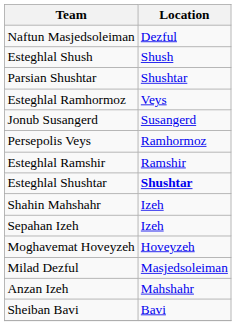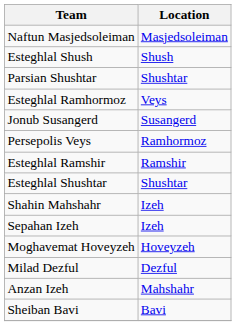(159, 36) Dezful -> (184, 36) Masjedsoleiman
(167, 183) bold -> (164, 183) normal
(184, 267) Masjedsoleiman -> (159, 267) Dezful
